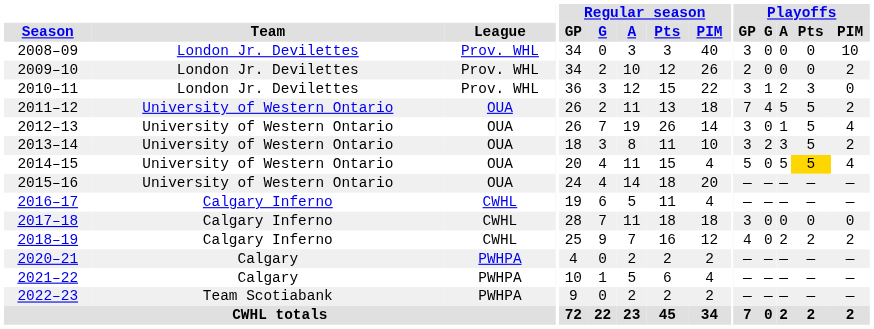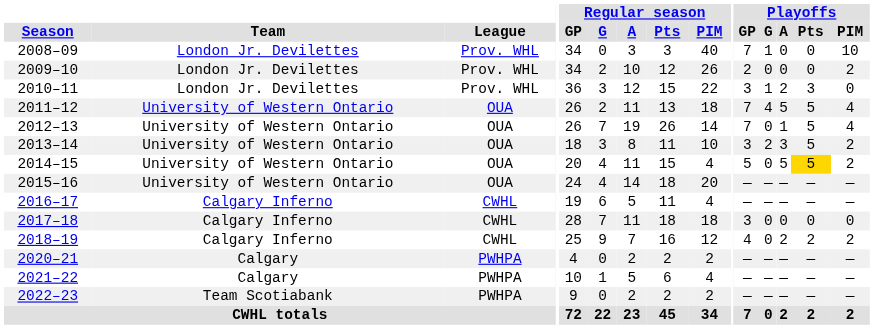(747, 51) 3 -> (747, 51) 7
(768, 51) 0 -> (768, 51) 1
(850, 108) 2 -> (850, 108) 4
(747, 127) 3 -> (747, 127) 7
(850, 164) 4 -> (850, 164) 2
